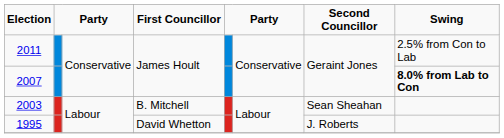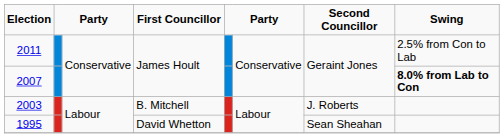(344, 105) Sean Sheahan -> (333, 105) J. Roberts
(333, 123) J. Roberts -> (344, 123) Sean Sheahan
